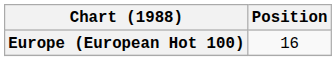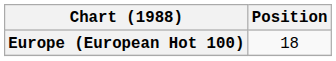(290, 43) 16 -> (290, 43) 18
